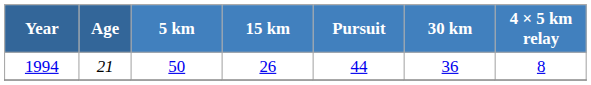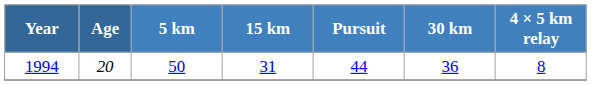(105, 66) 21 -> (105, 66) 20
(268, 66) 26 -> (268, 66) 31
